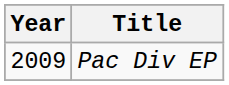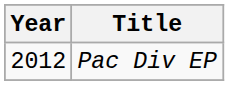(38, 62) 2009 -> (38, 62) 2012
